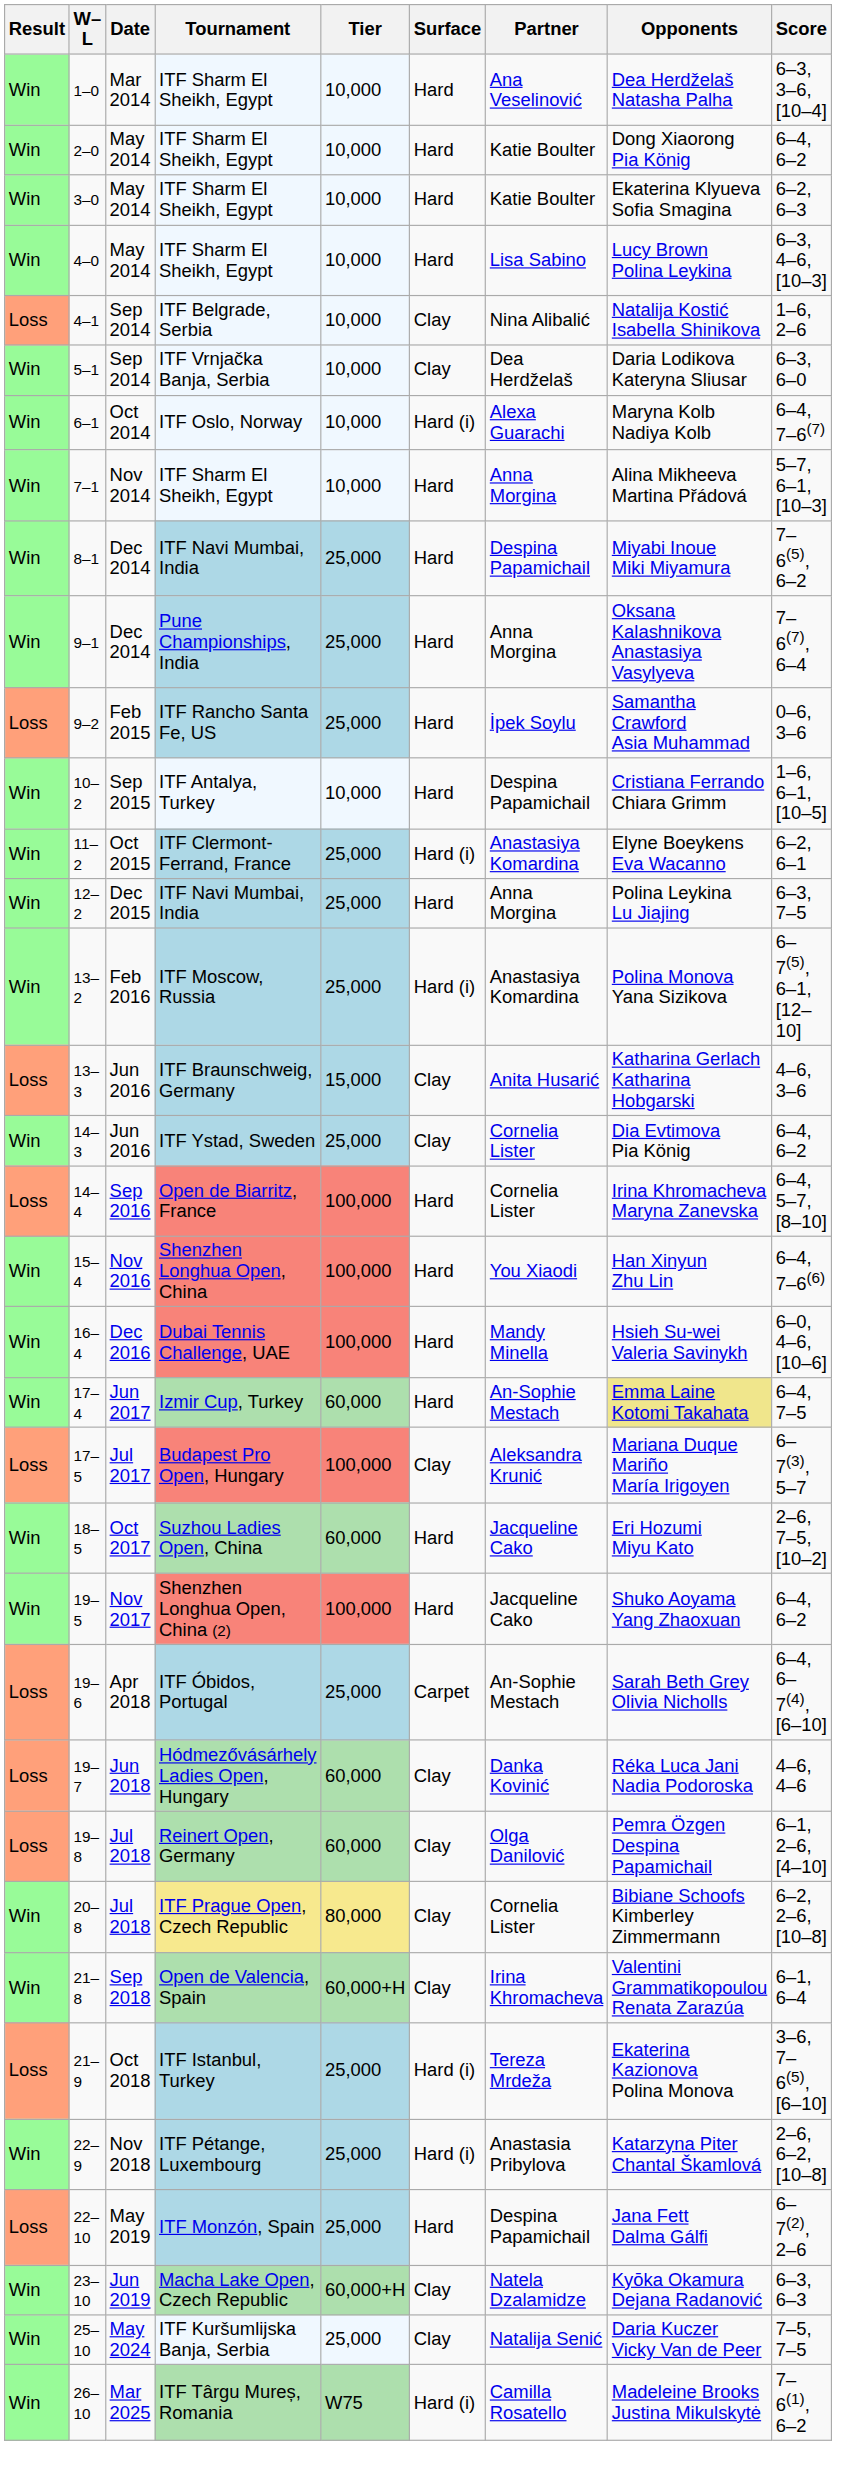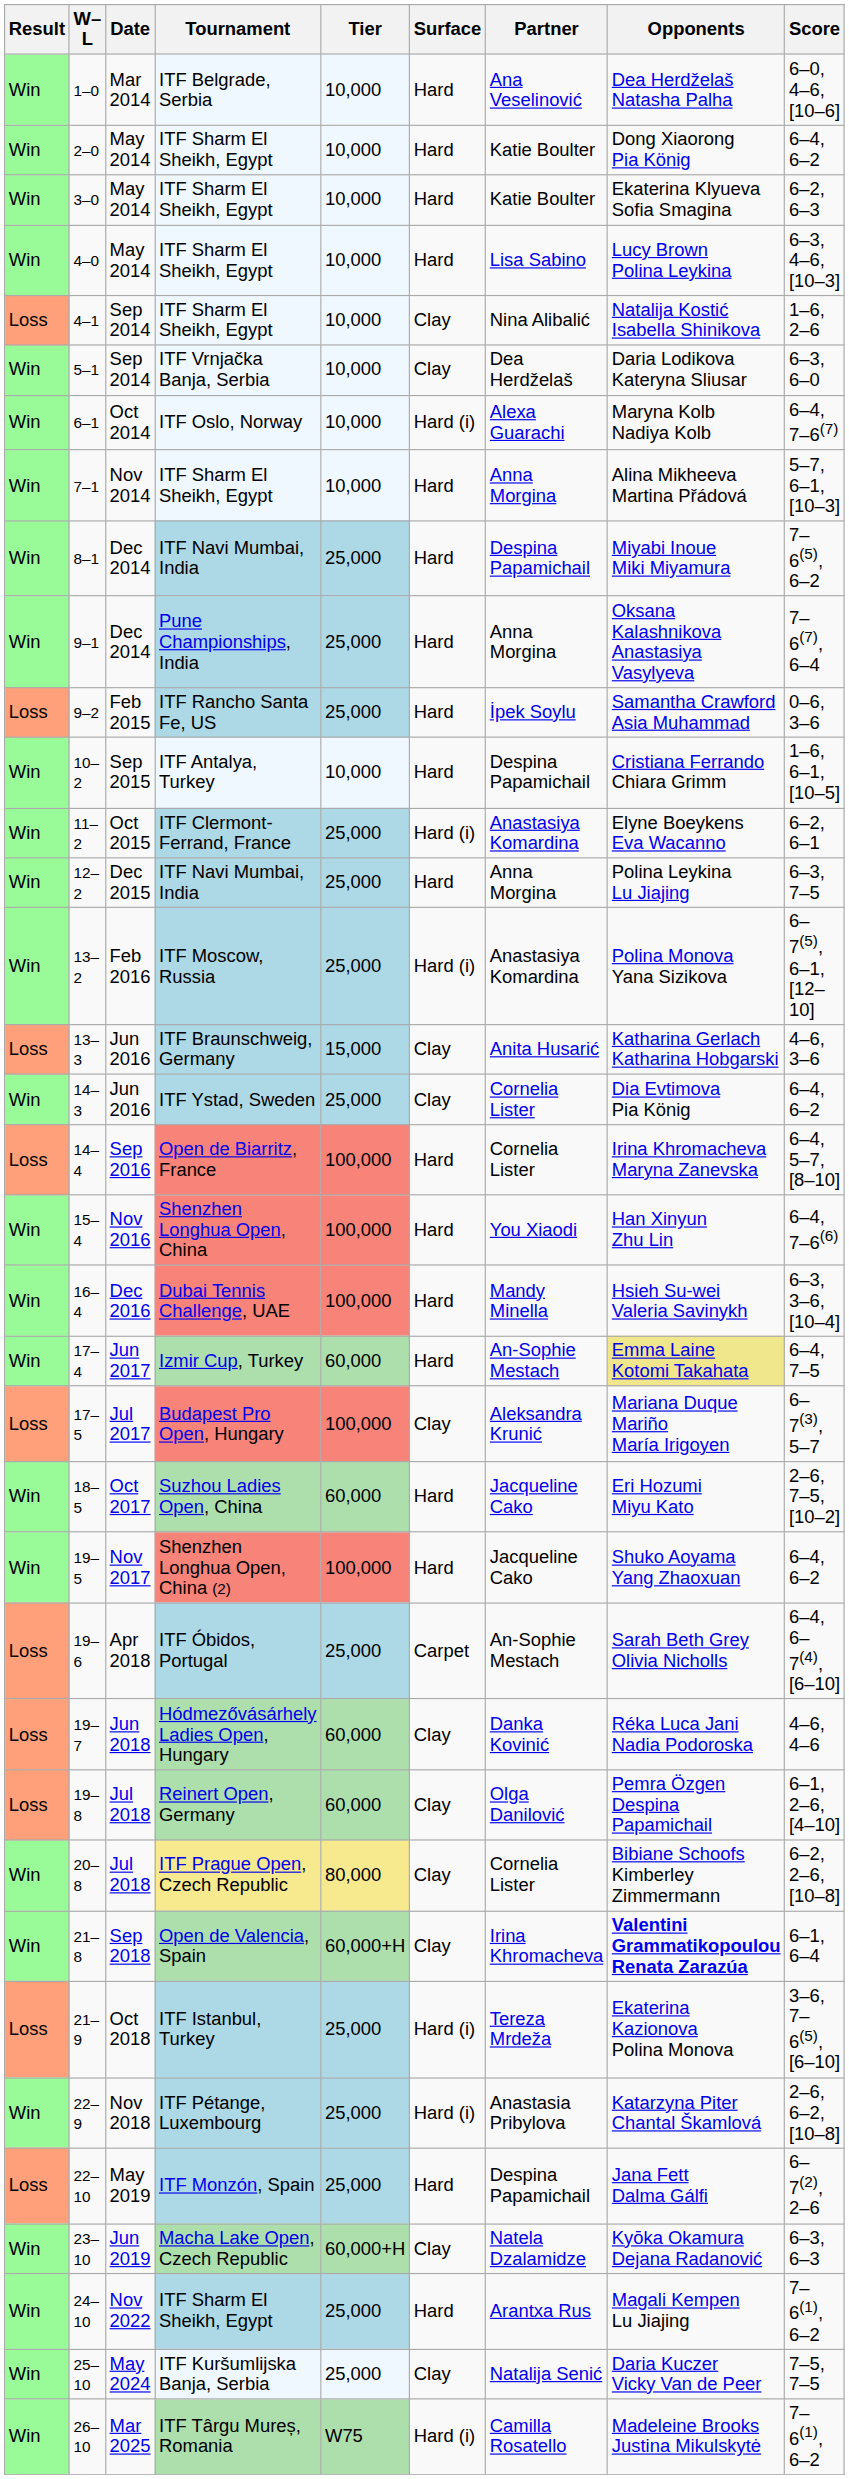(216, 89) ITF Sharm El Sheikh, Egypt -> (215, 89) ITF Belgrade, Serbia
(801, 89) 6–3, 3–6, [10–4] -> (815, 89) 6–0, 4–6, [10–6]
(215, 320) ITF Belgrade, Serbia -> (216, 320) ITF Sharm El Sheikh, Egypt
(801, 1342) 6–0, 4–6, [10–6] -> (815, 1300) 6–3, 3–6, [10–4]
(690, 1987) normal -> (696, 1945) bold
+ row: (86, 2312)
